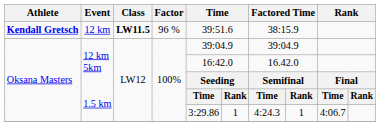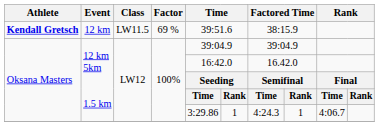(133, 30) bold -> (133, 30) normal
(169, 30) 96 % -> (168, 30) 69 %
